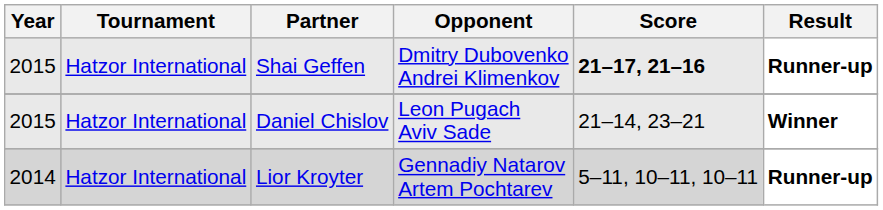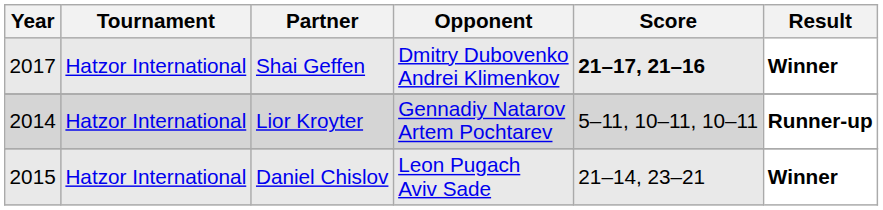(33, 66) 2015 -> (33, 66) 2017
(820, 66) Runner-up -> (803, 66) Winner
rows swapped: (322, 122) <-> (310, 177)
